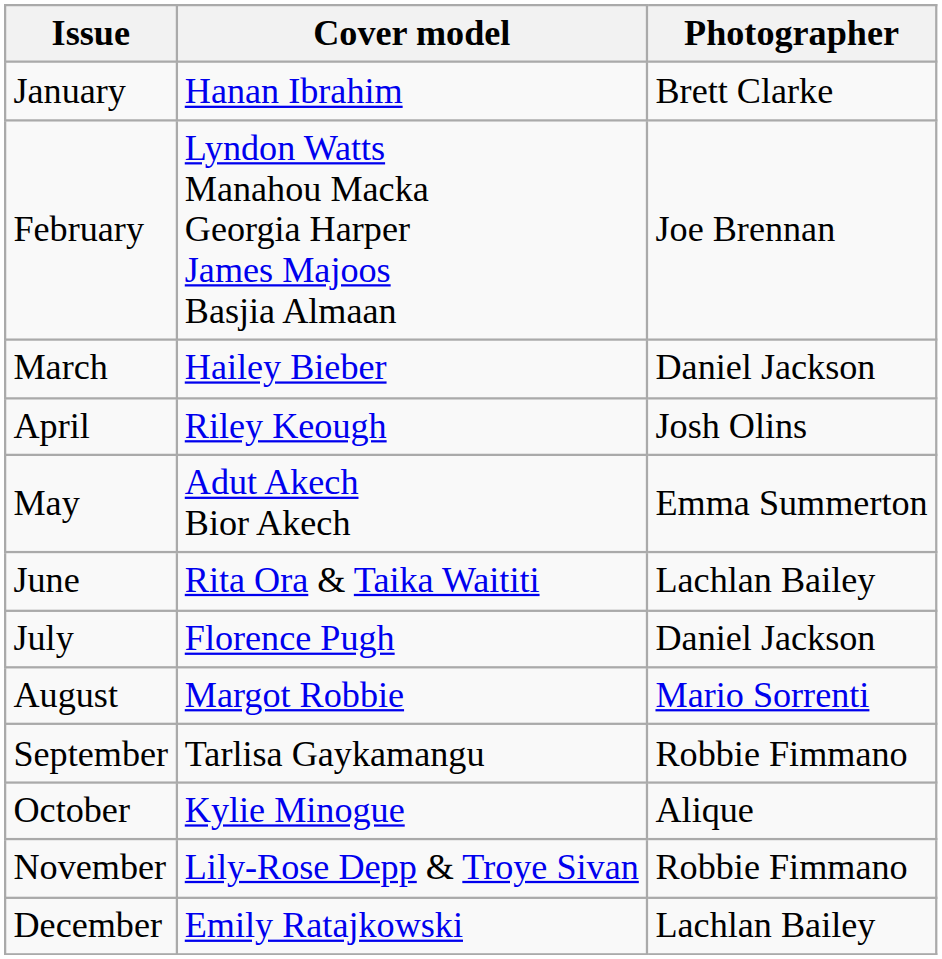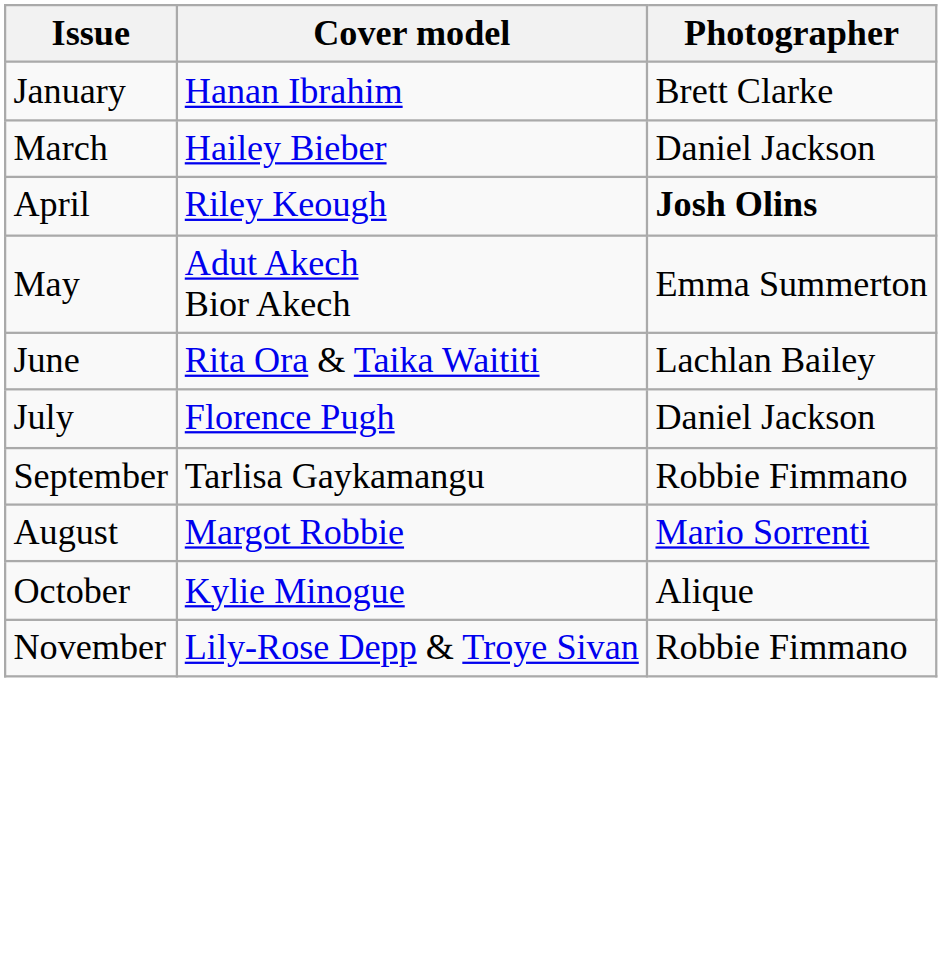- row: (79, 229)
(731, 425) normal -> (736, 205) bold
rows swapped: (66, 695) <-> (91, 752)
- row: (88, 924)
